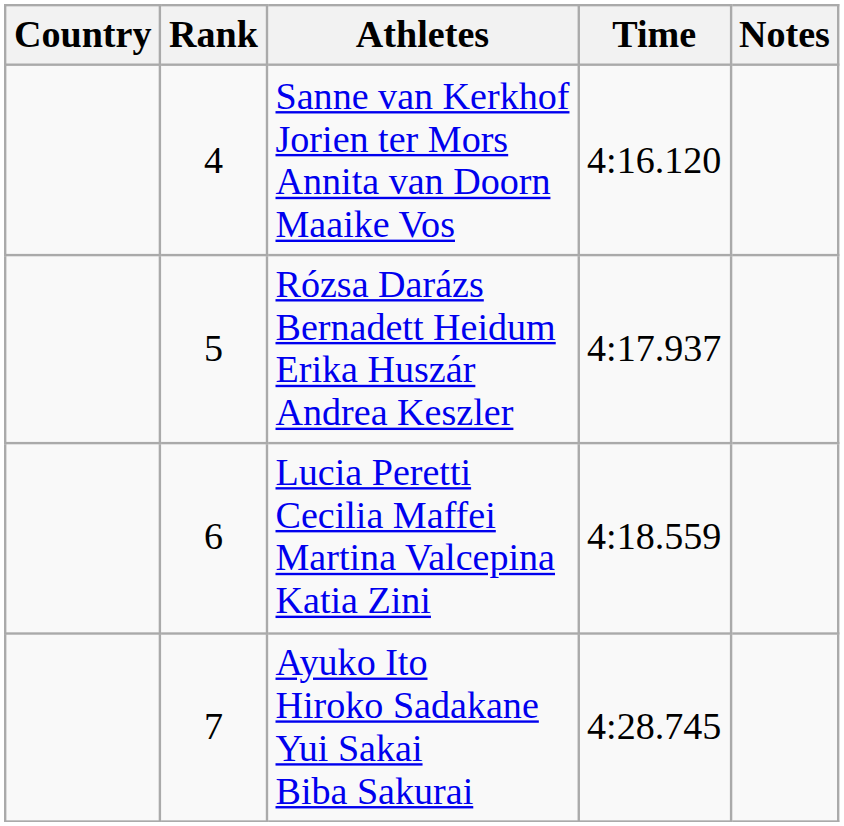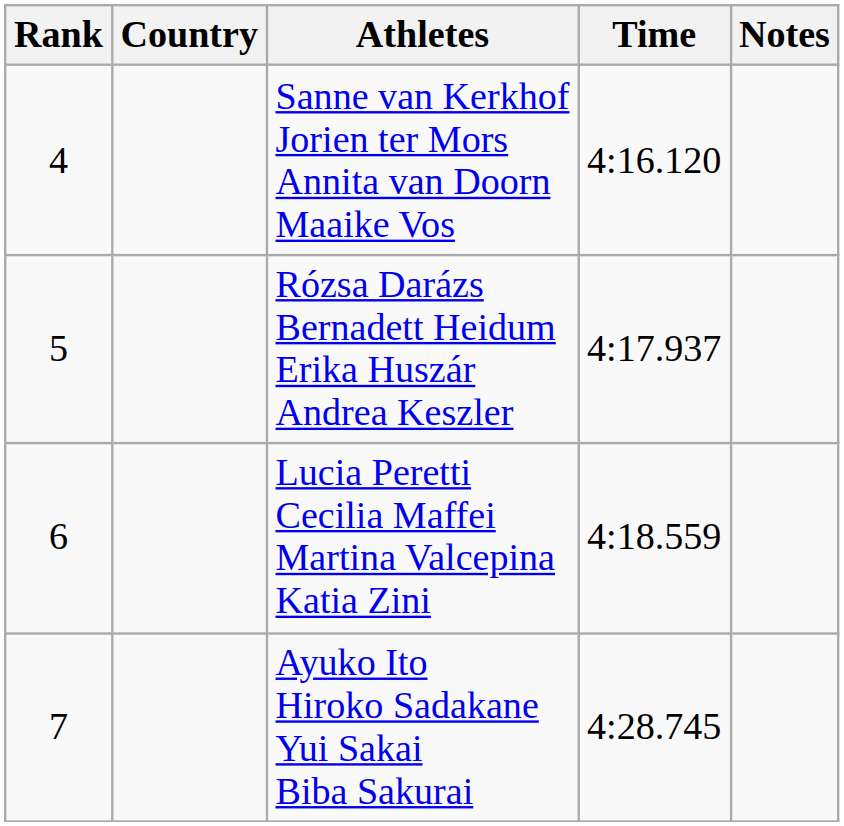columns swapped: (213, 34) <-> (83, 34)
